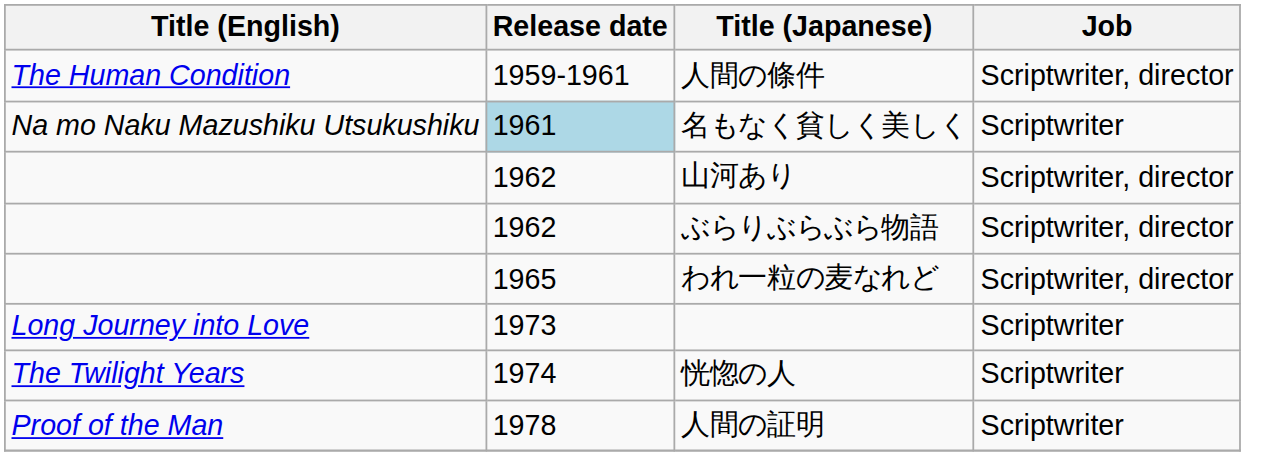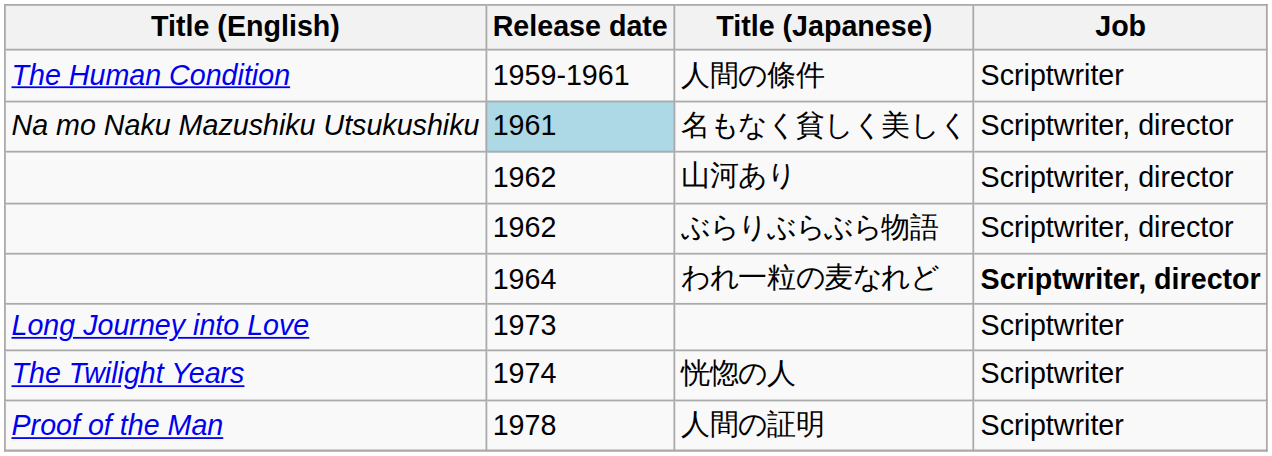(1107, 75) Scriptwriter, director -> (1052, 75) Scriptwriter
(1052, 126) Scriptwriter -> (1107, 126) Scriptwriter, director
(525, 278) 1965 -> (525, 278) 1964
(1107, 278) normal -> (1121, 278) bold
